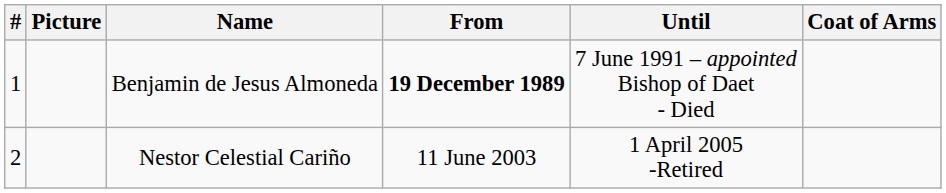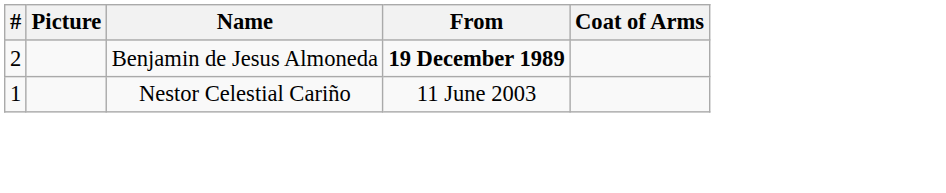- column: (686, 22)
(16, 83) 1 -> (16, 58) 2
(16, 157) 2 -> (16, 93) 1
